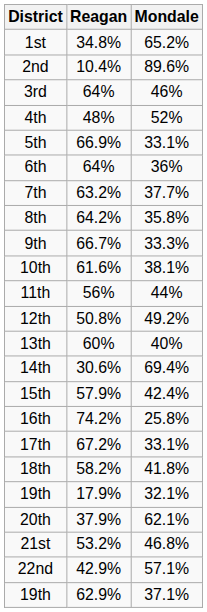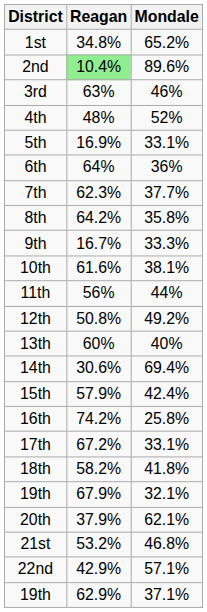(99, 67) no background -> (99, 67) lightgreen background
(99, 92) 64% -> (99, 92) 63%
(99, 142) 66.9% -> (99, 142) 16.9%
(99, 192) 63.2% -> (99, 192) 62.3%
(99, 243) 66.7% -> (99, 243) 16.7%
(99, 494) 17.9% -> (99, 494) 67.9%
